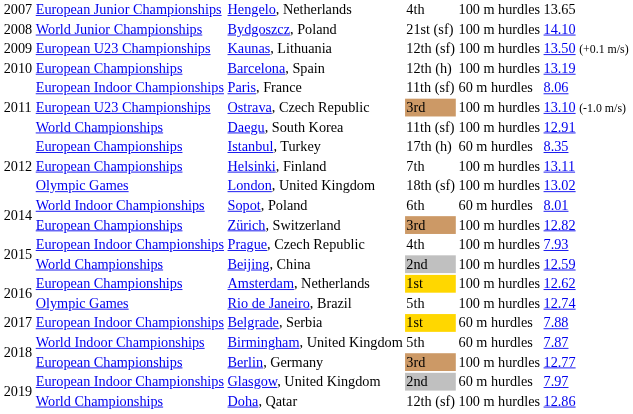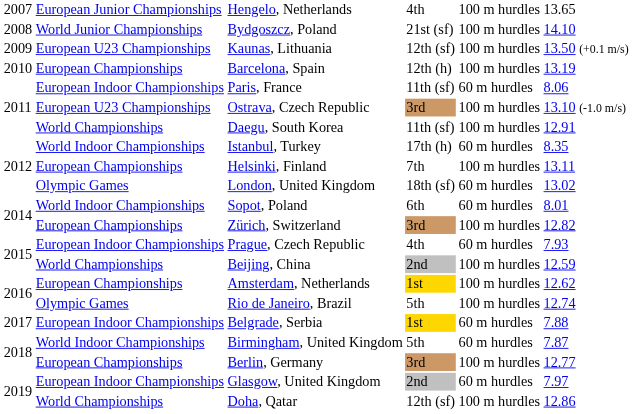(109, 146) European Championships -> (120, 146) World Indoor Championships
(499, 185) 100 m hurdles -> (496, 185) 60 m hurdles
(499, 244) 100 m hurdles -> (496, 244) 60 m hurdles
